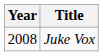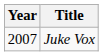(22, 39) 2008 -> (22, 39) 2007
